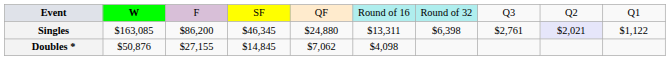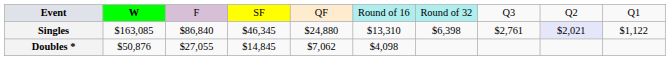(197, 30) $86,200 -> (197, 30) $86,840
(384, 30) $13,311 -> (384, 30) $13,310
(197, 47) $27,155 -> (197, 47) $27,055
